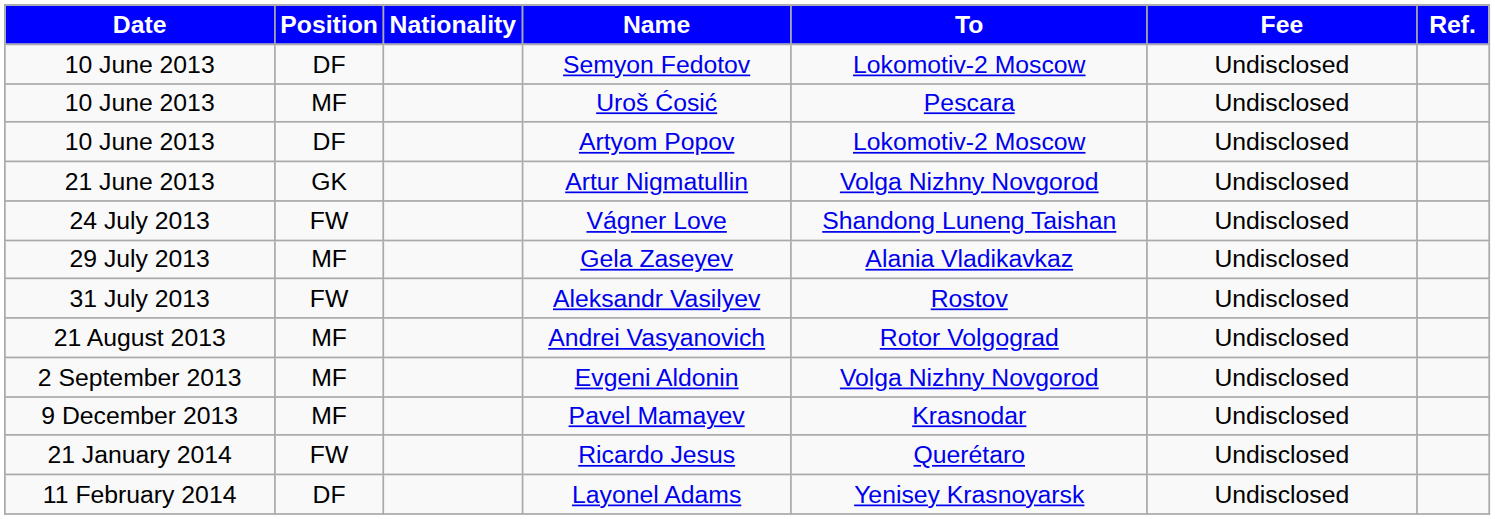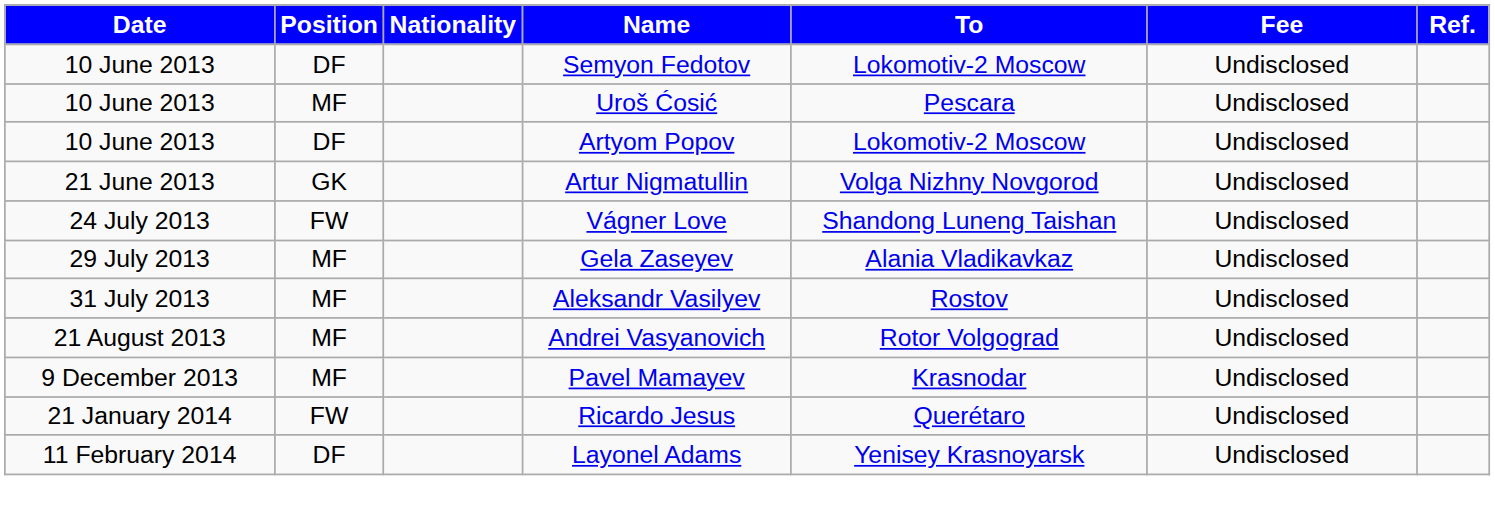(329, 299) FW -> (329, 299) MF
- row: (657, 377)
